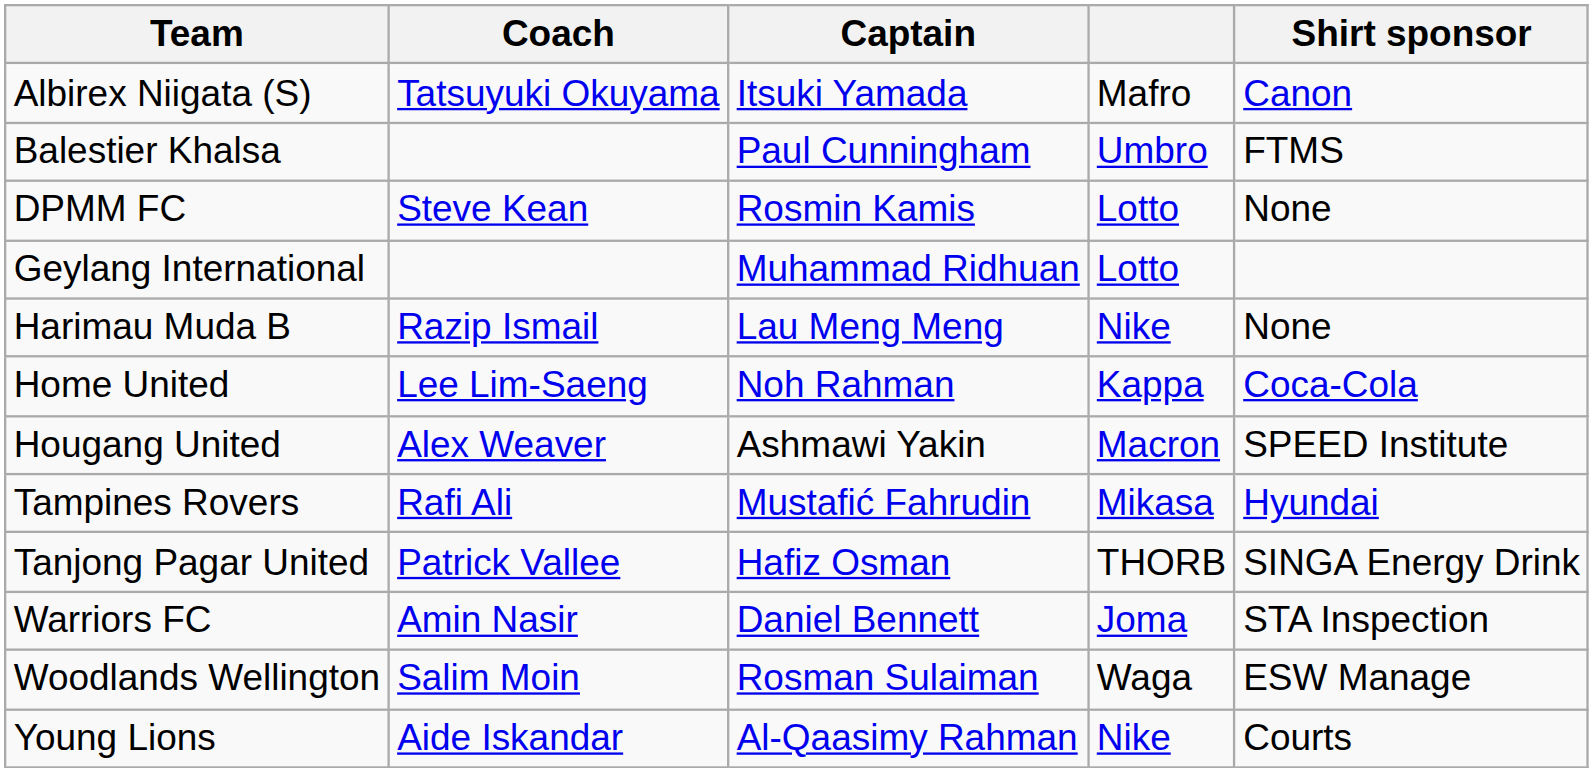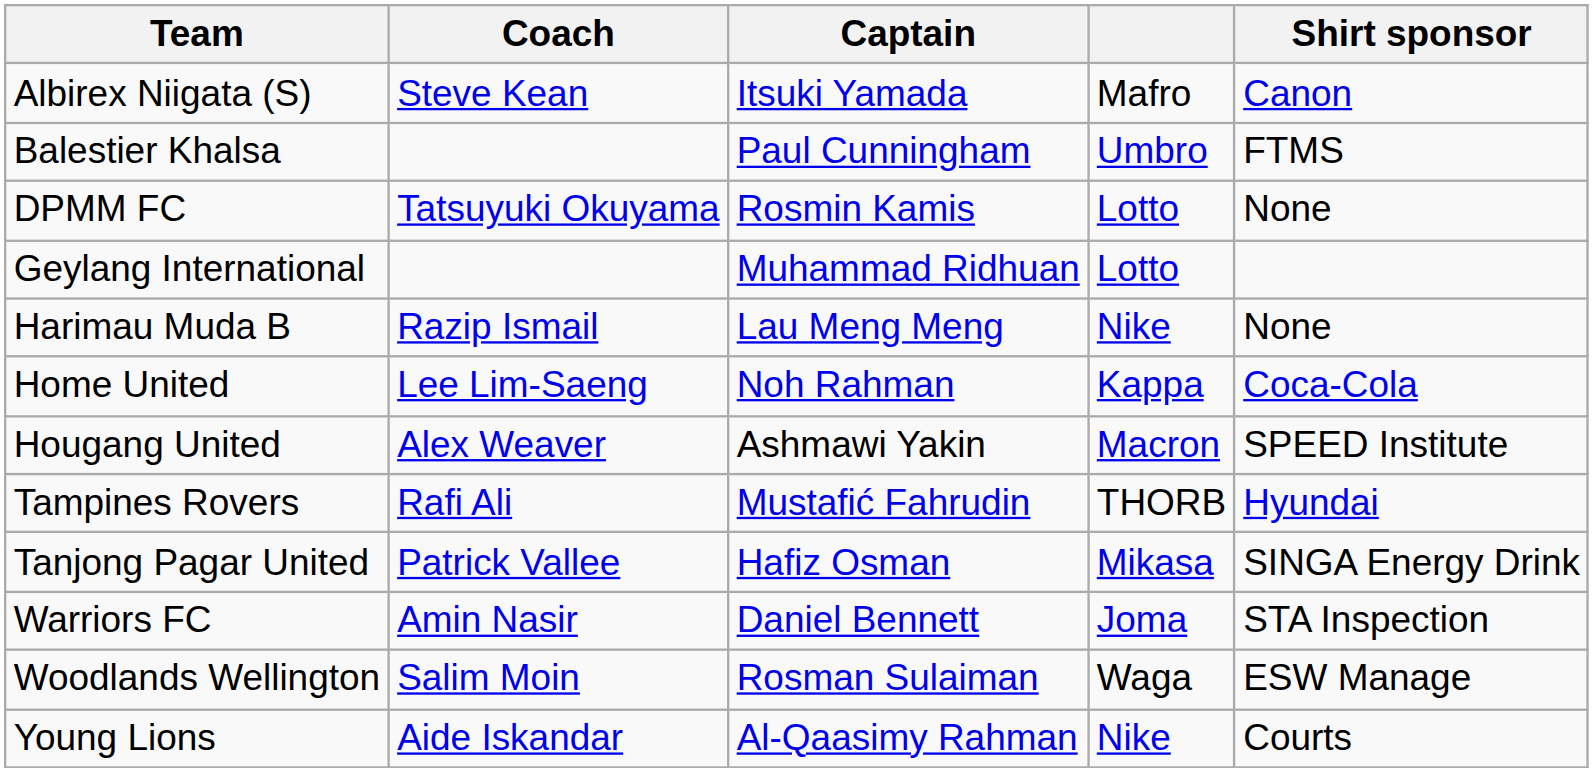(558, 92) Tatsuyuki Okuyama -> (493, 92) Steve Kean
(493, 209) Steve Kean -> (558, 209) Tatsuyuki Okuyama
(1155, 502) Mikasa -> (1161, 502) THORB
(1161, 561) THORB -> (1155, 561) Mikasa
